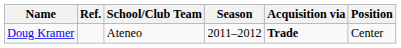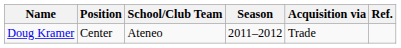columns swapped: (372, 14) <-> (91, 14)
(283, 33) bold -> (302, 33) normal
